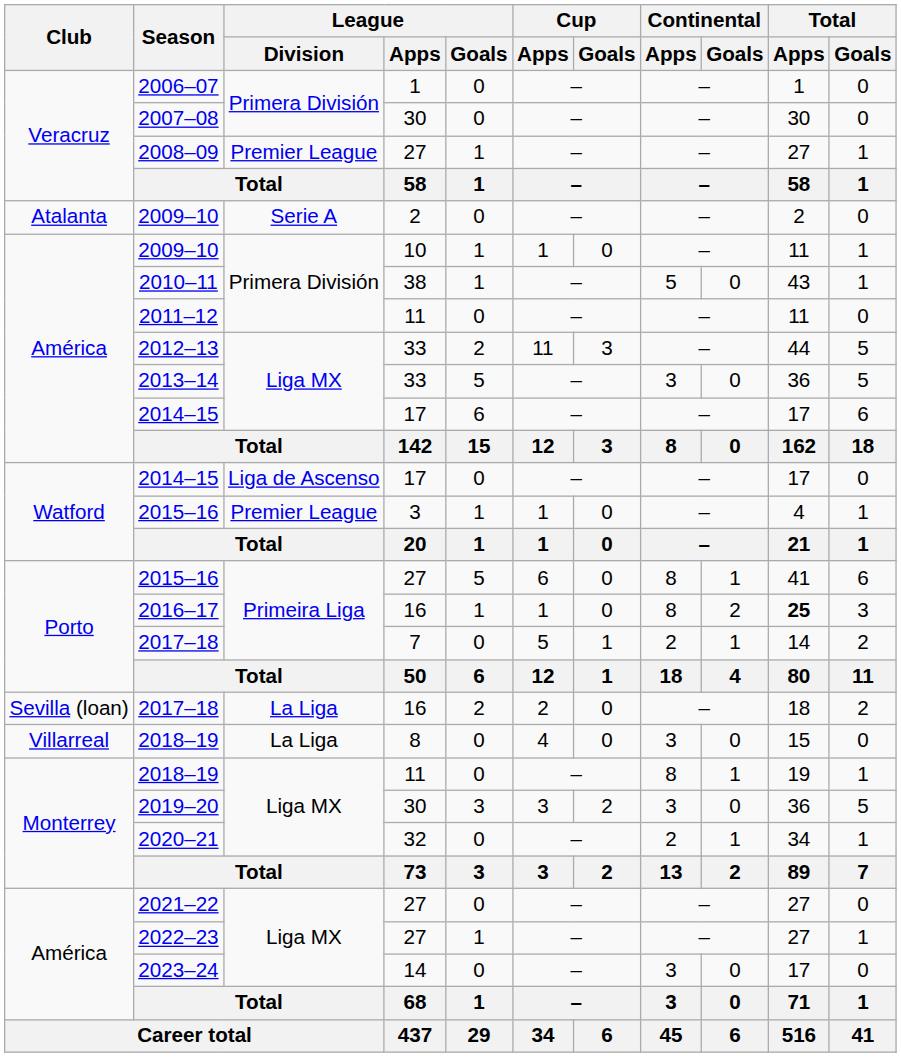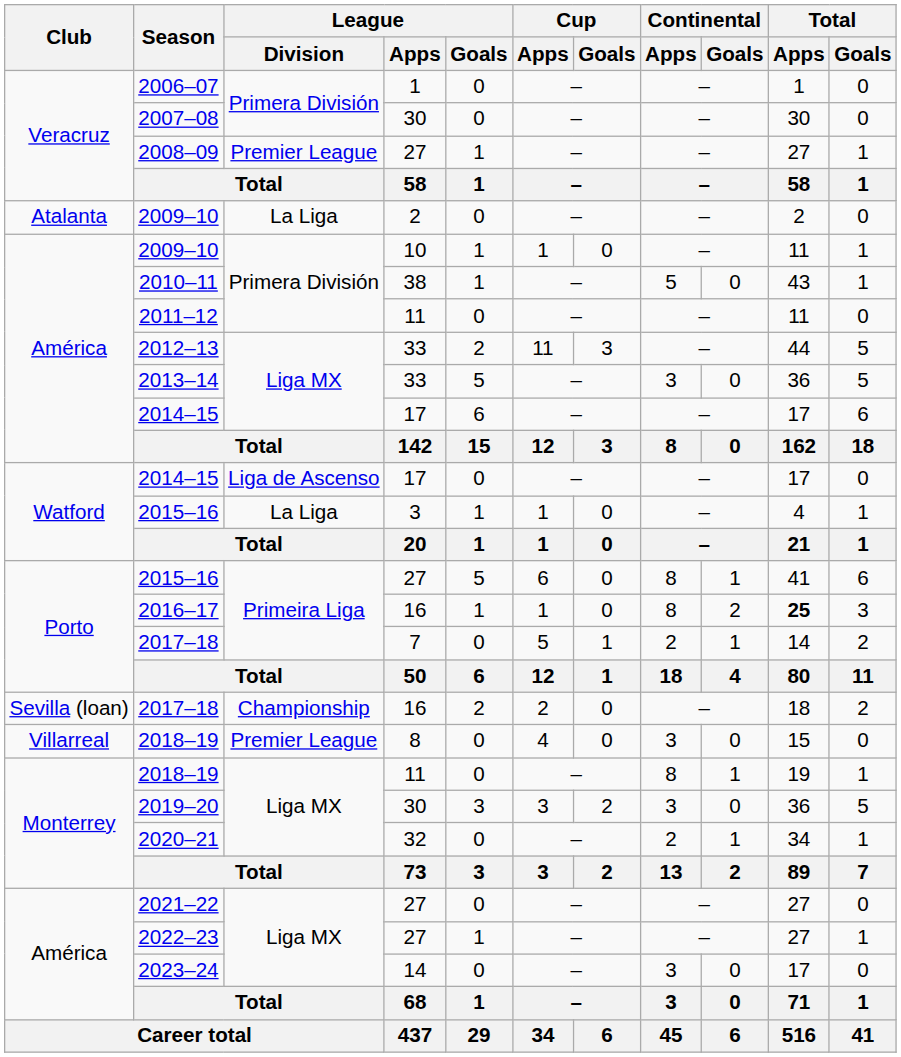(304, 217) Serie A -> (304, 217) La Liga
(304, 511) Premier League -> (304, 511) La Liga
(304, 708) La Liga -> (304, 708) Championship
(304, 741) La Liga -> (304, 741) Premier League
